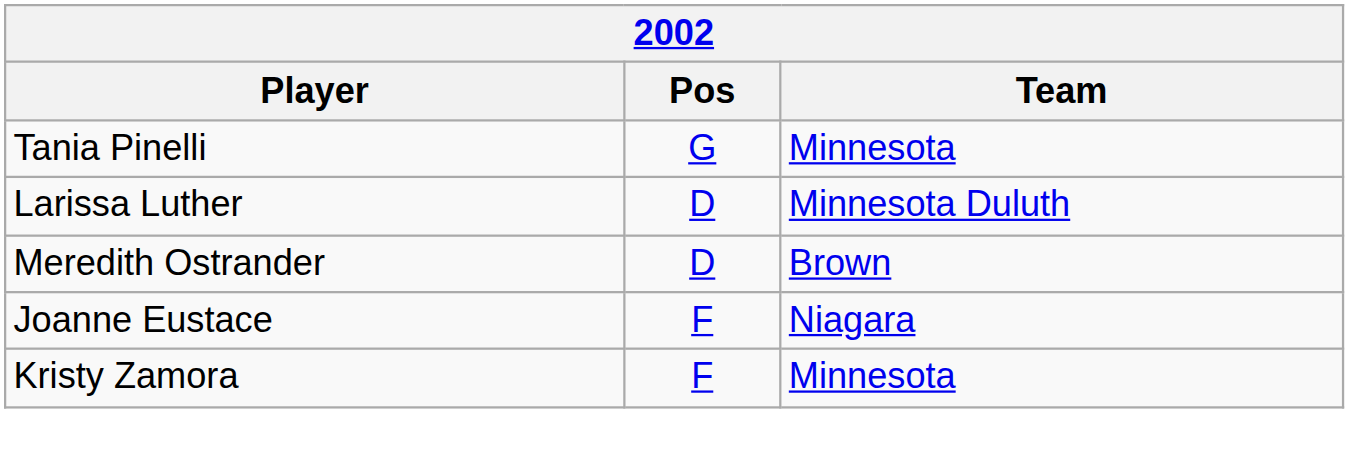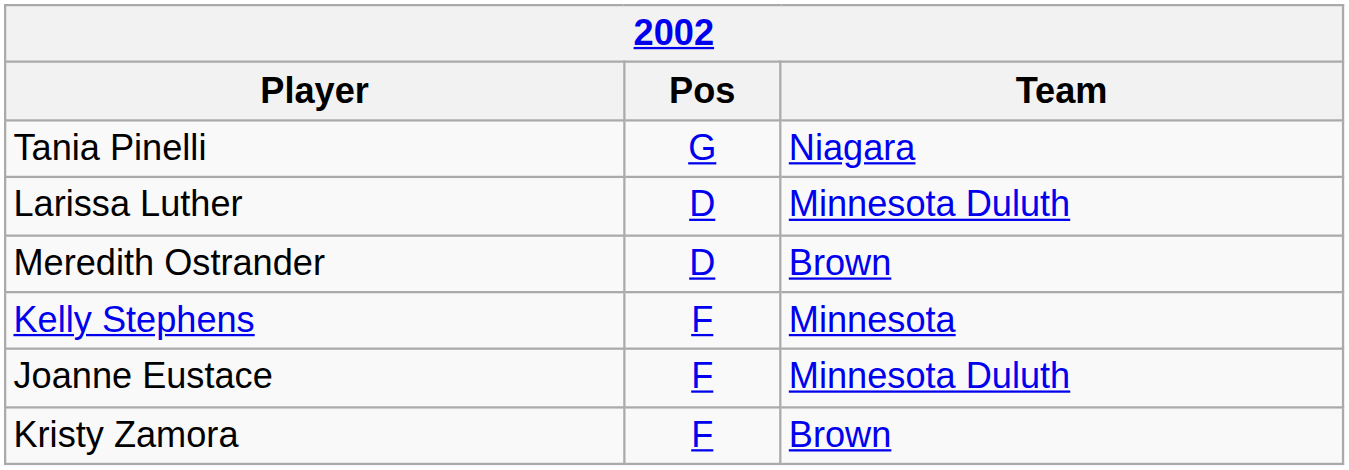(872, 147) Minnesota -> (852, 147) Niagara
+ row: (134, 319)
(852, 319) Niagara -> (930, 377) Minnesota Duluth
(872, 377) Minnesota -> (840, 434) Brown
